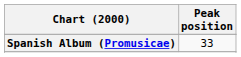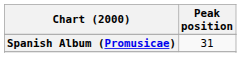(207, 43) 33 -> (207, 43) 31
